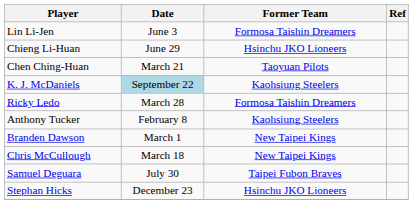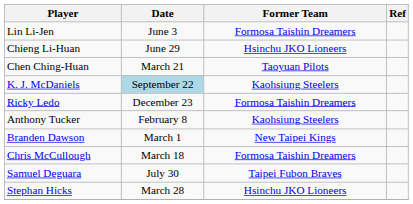(163, 102) March 28 -> (163, 102) December 23
(295, 155) New Taipei Kings -> (295, 155) Formosa Taishin Dreamers
(163, 191) December 23 -> (163, 191) March 28
